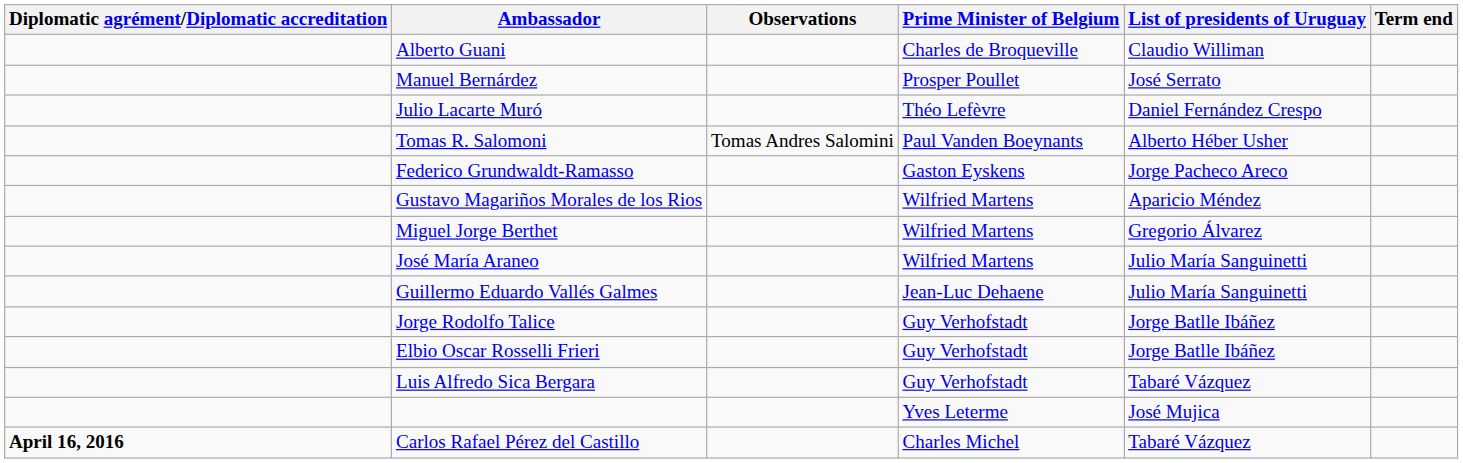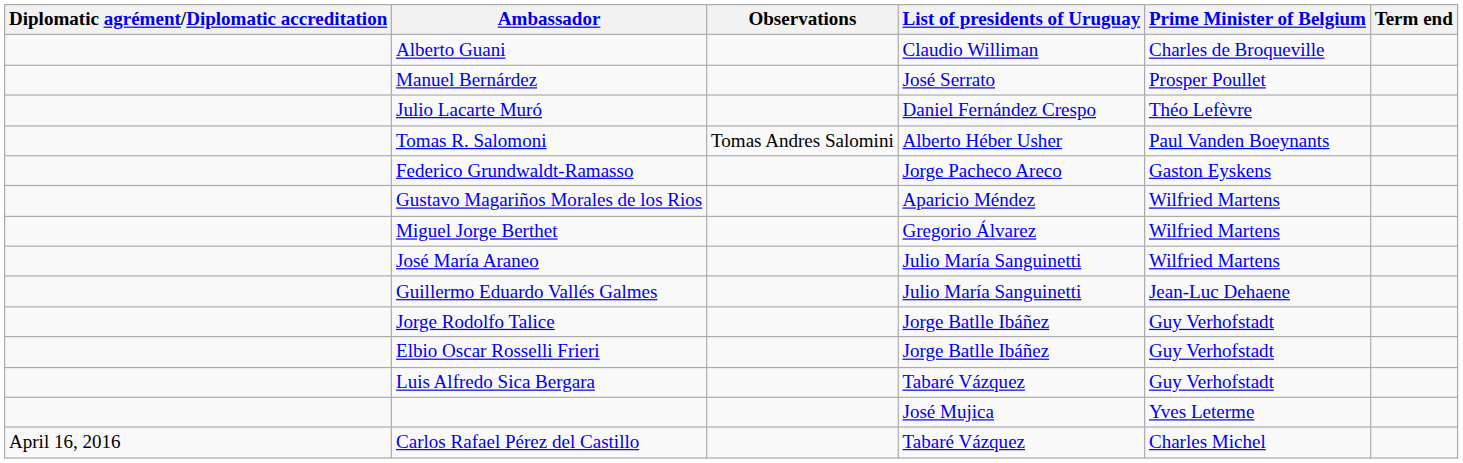columns swapped: (1247, 19) <-> (1011, 19)
(66, 442) bold -> (65, 442) normal
